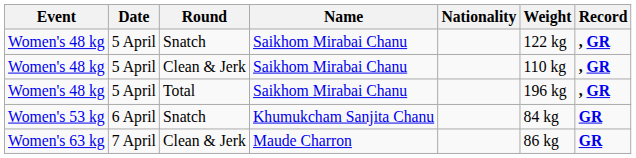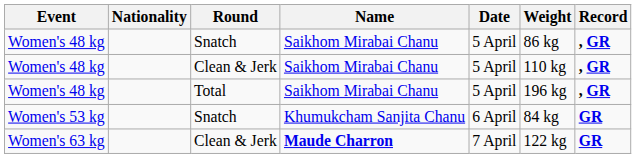columns swapped: (134, 16) <-> (479, 16)
(545, 41) 122 kg -> (541, 41) 86 kg
(302, 141) normal -> (338, 141) bold
(541, 141) 86 kg -> (545, 141) 122 kg
